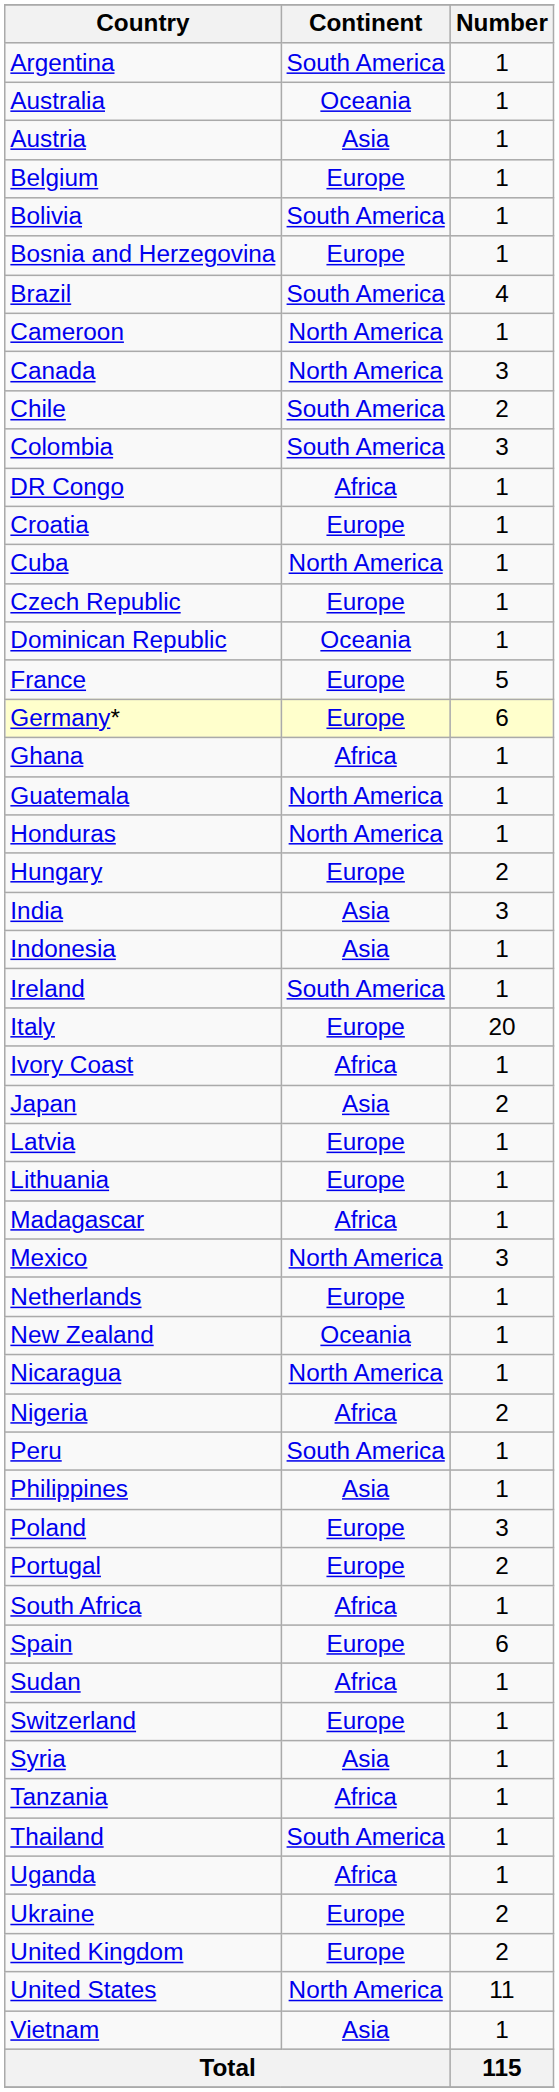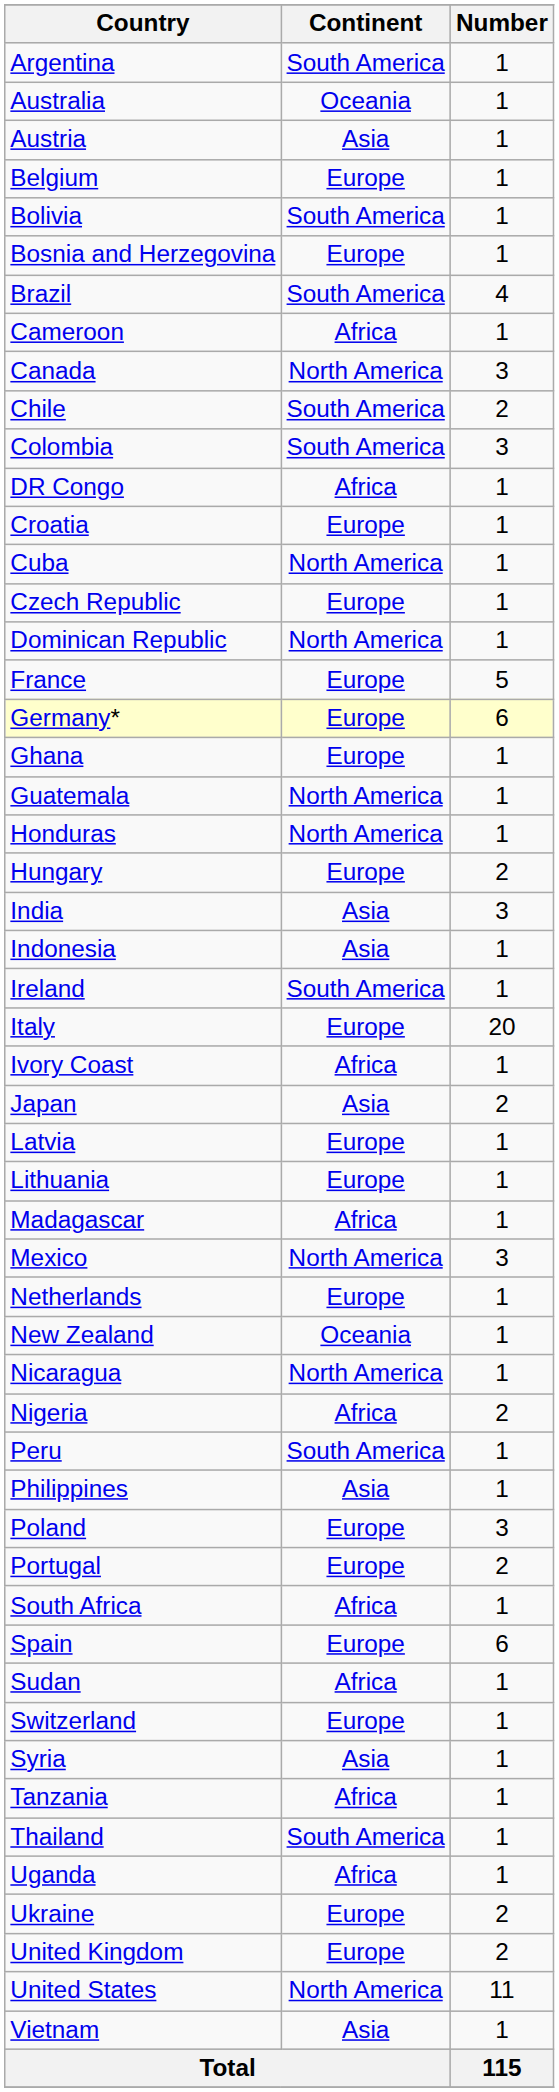(366, 332) North America -> (366, 332) Africa
(366, 640) Oceania -> (366, 640) North America
(366, 756) Africa -> (366, 756) Europe
